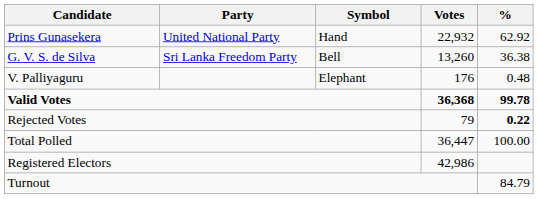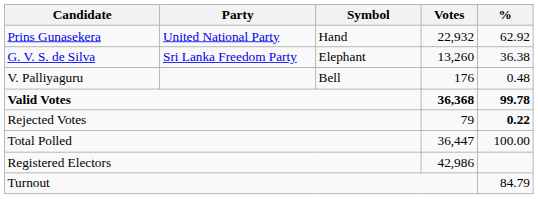(330, 57) Bell -> (342, 57) Elephant
(342, 78) Elephant -> (330, 78) Bell
